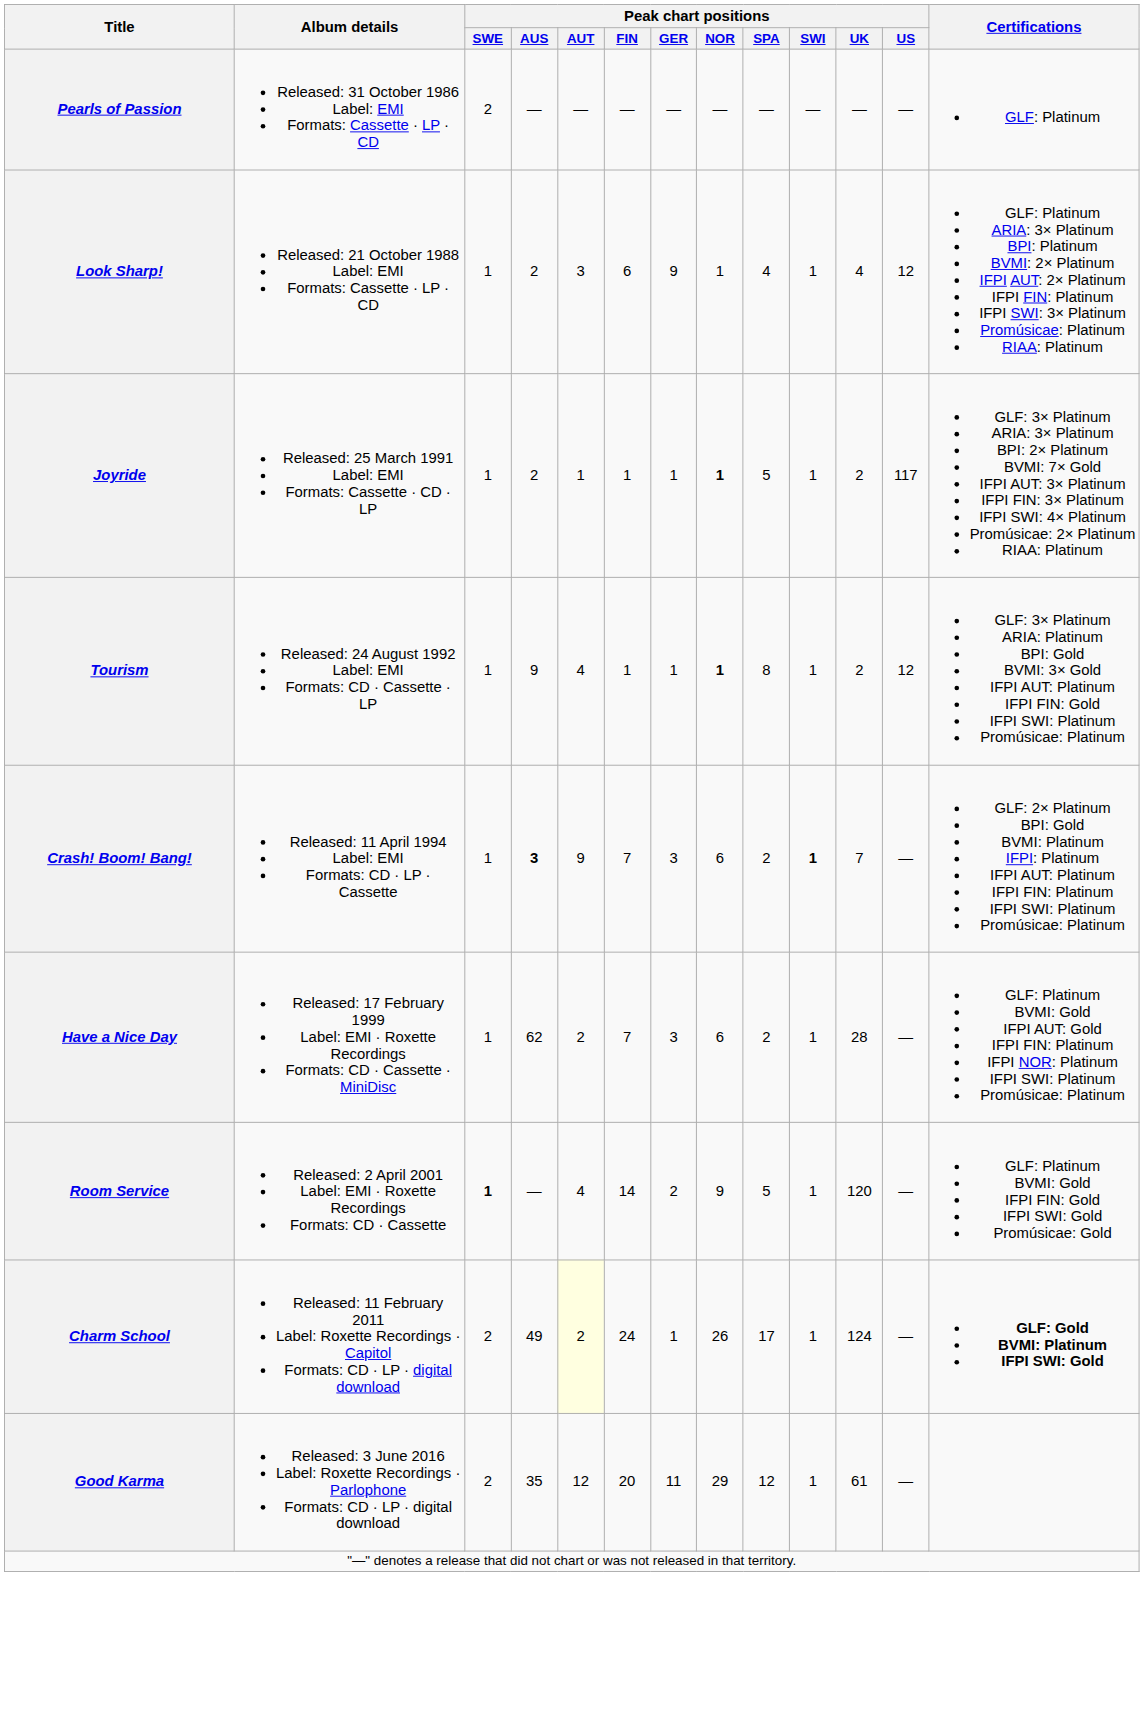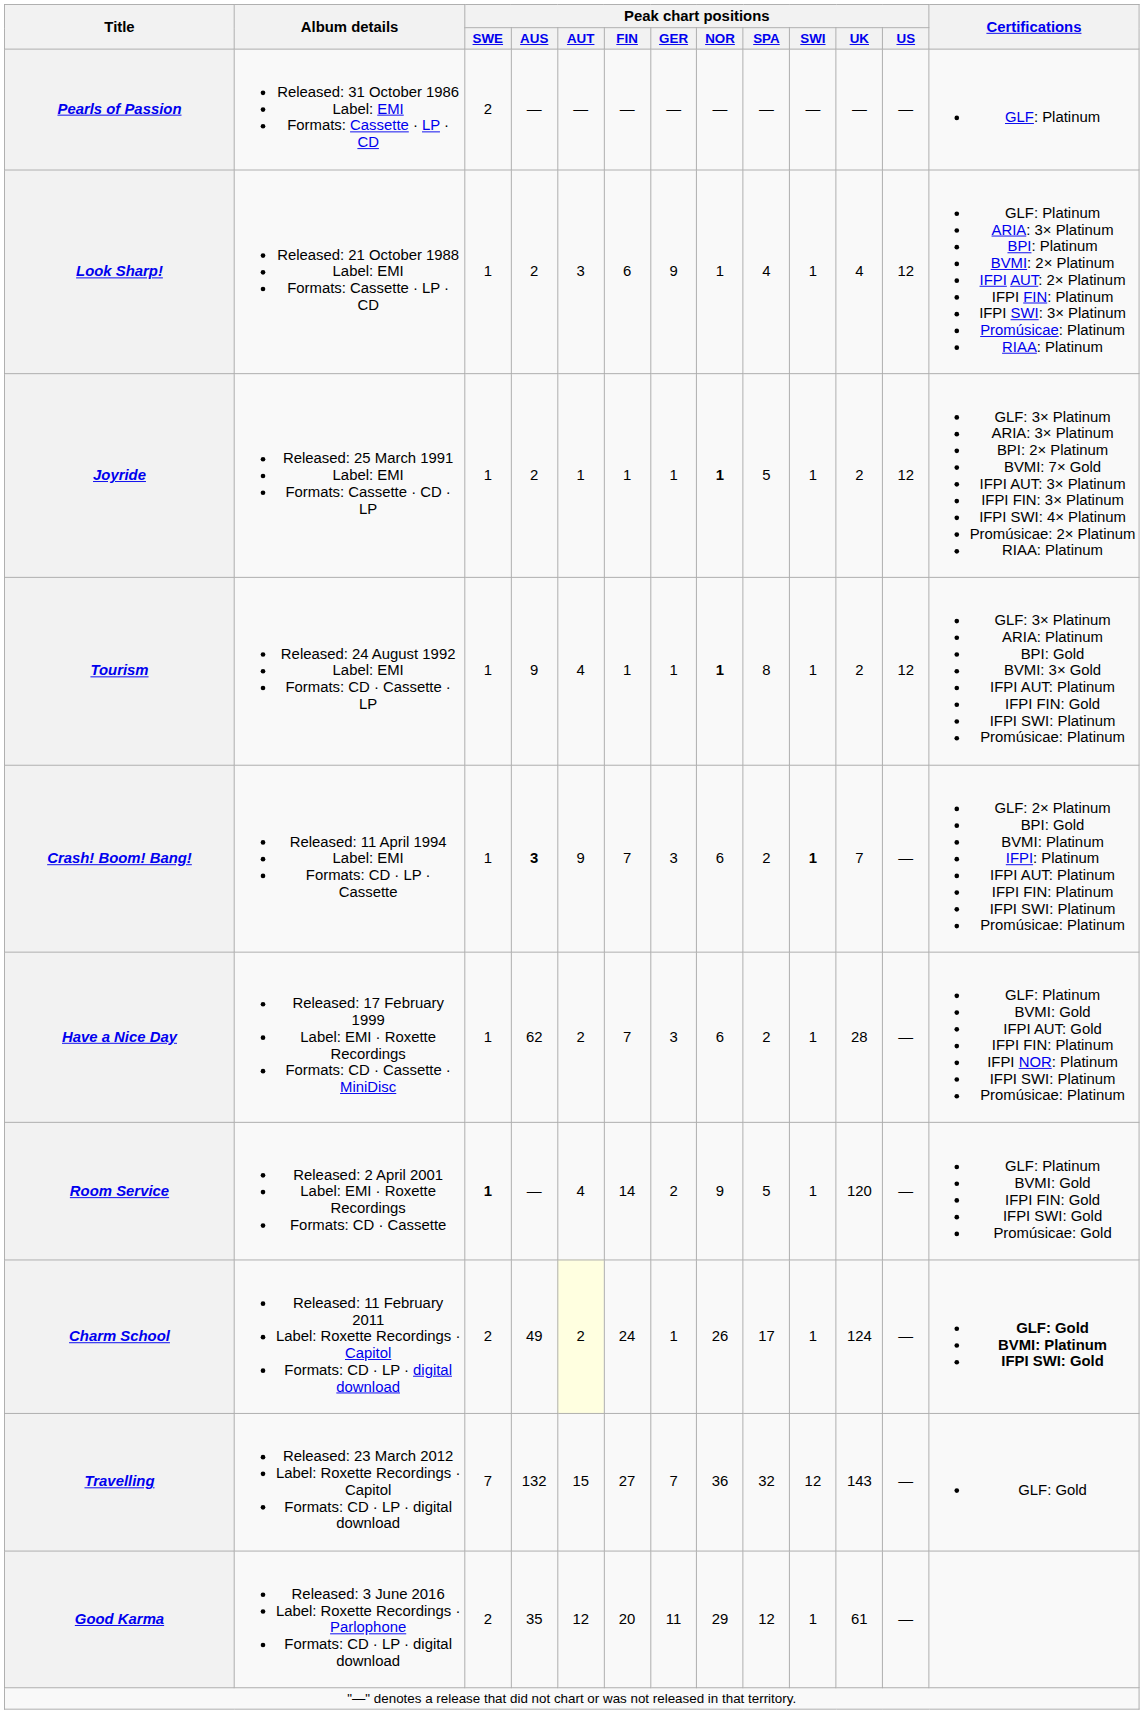(906, 475) 117 -> (906, 475) 12
+ row: (119, 1482)
